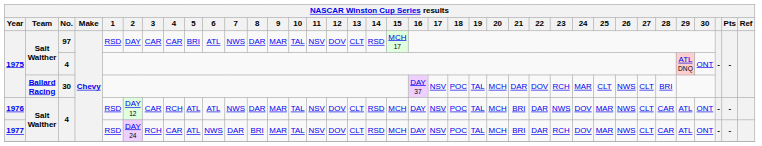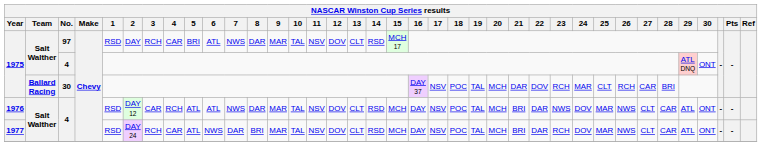(153, 42) CAR -> (153, 42) RCH
(626, 86) NWS -> (626, 86) RCH
(647, 86) CLT -> (648, 86) CAR
